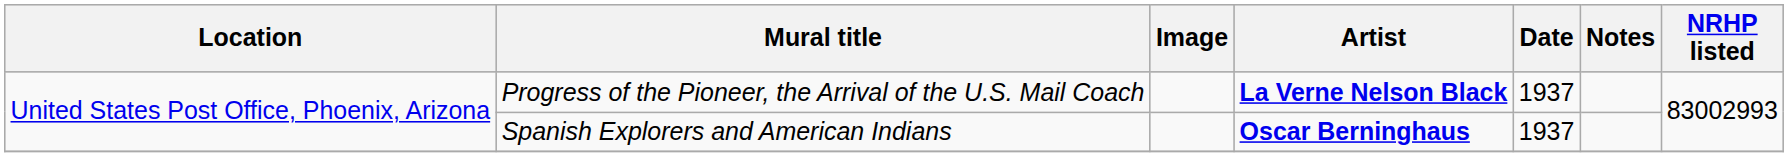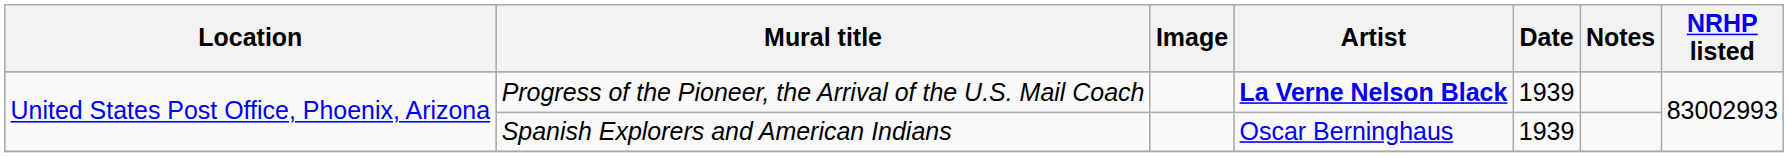(1547, 91) 1937 -> (1547, 91) 1939
(1355, 131) bold -> (1346, 131) normal
(1547, 131) 1937 -> (1547, 131) 1939
